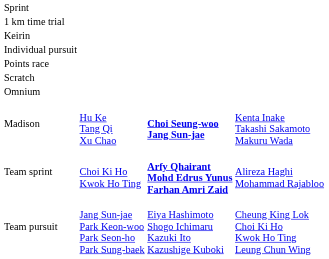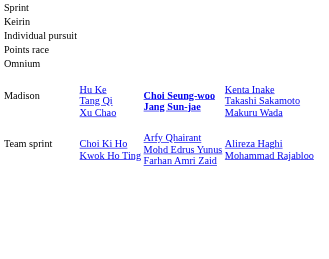- row: (34, 21)
- row: (19, 78)
(190, 178) bold -> (183, 149) normal
- row: (31, 226)
